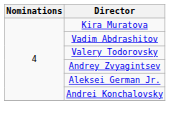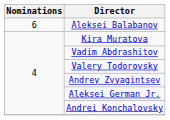+ row: (115, 25)
